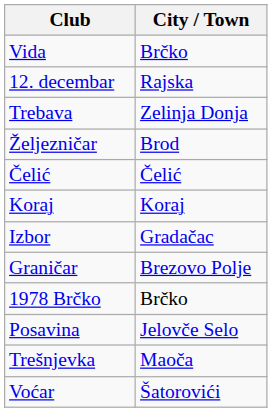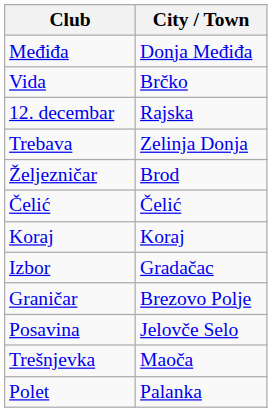+ row: (39, 50)
- row: (55, 298)
- row: (32, 391)
+ row: (29, 391)
